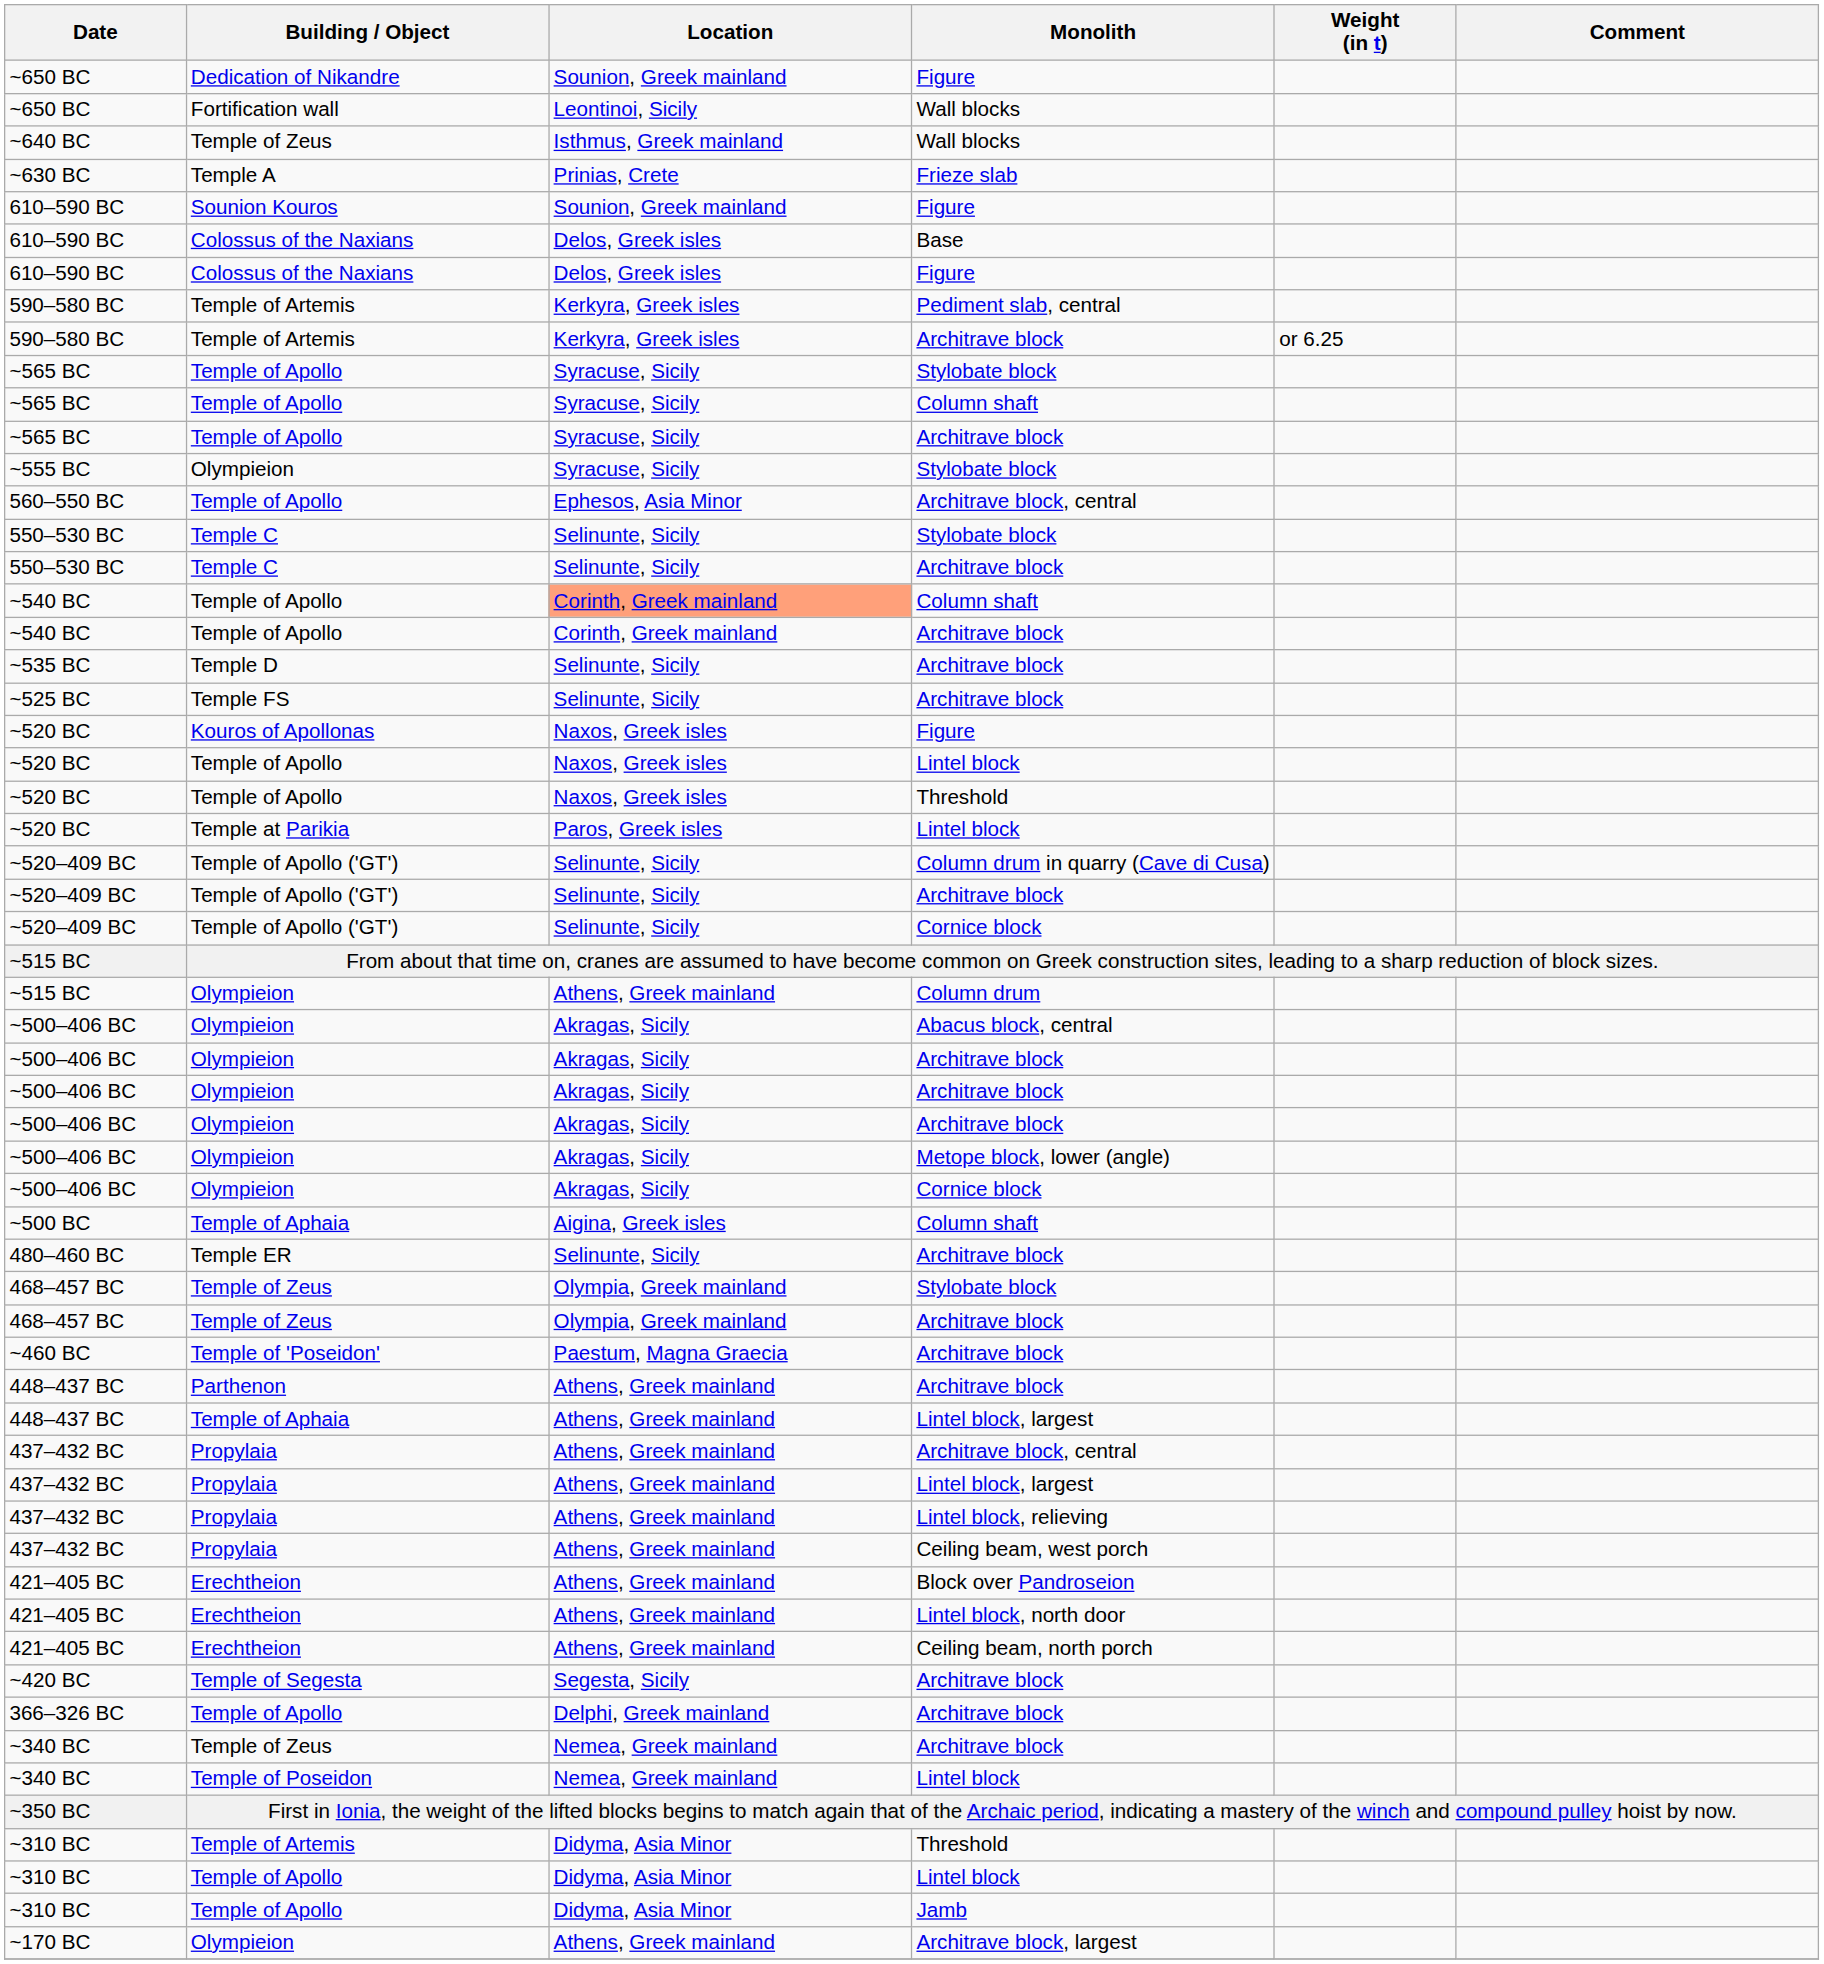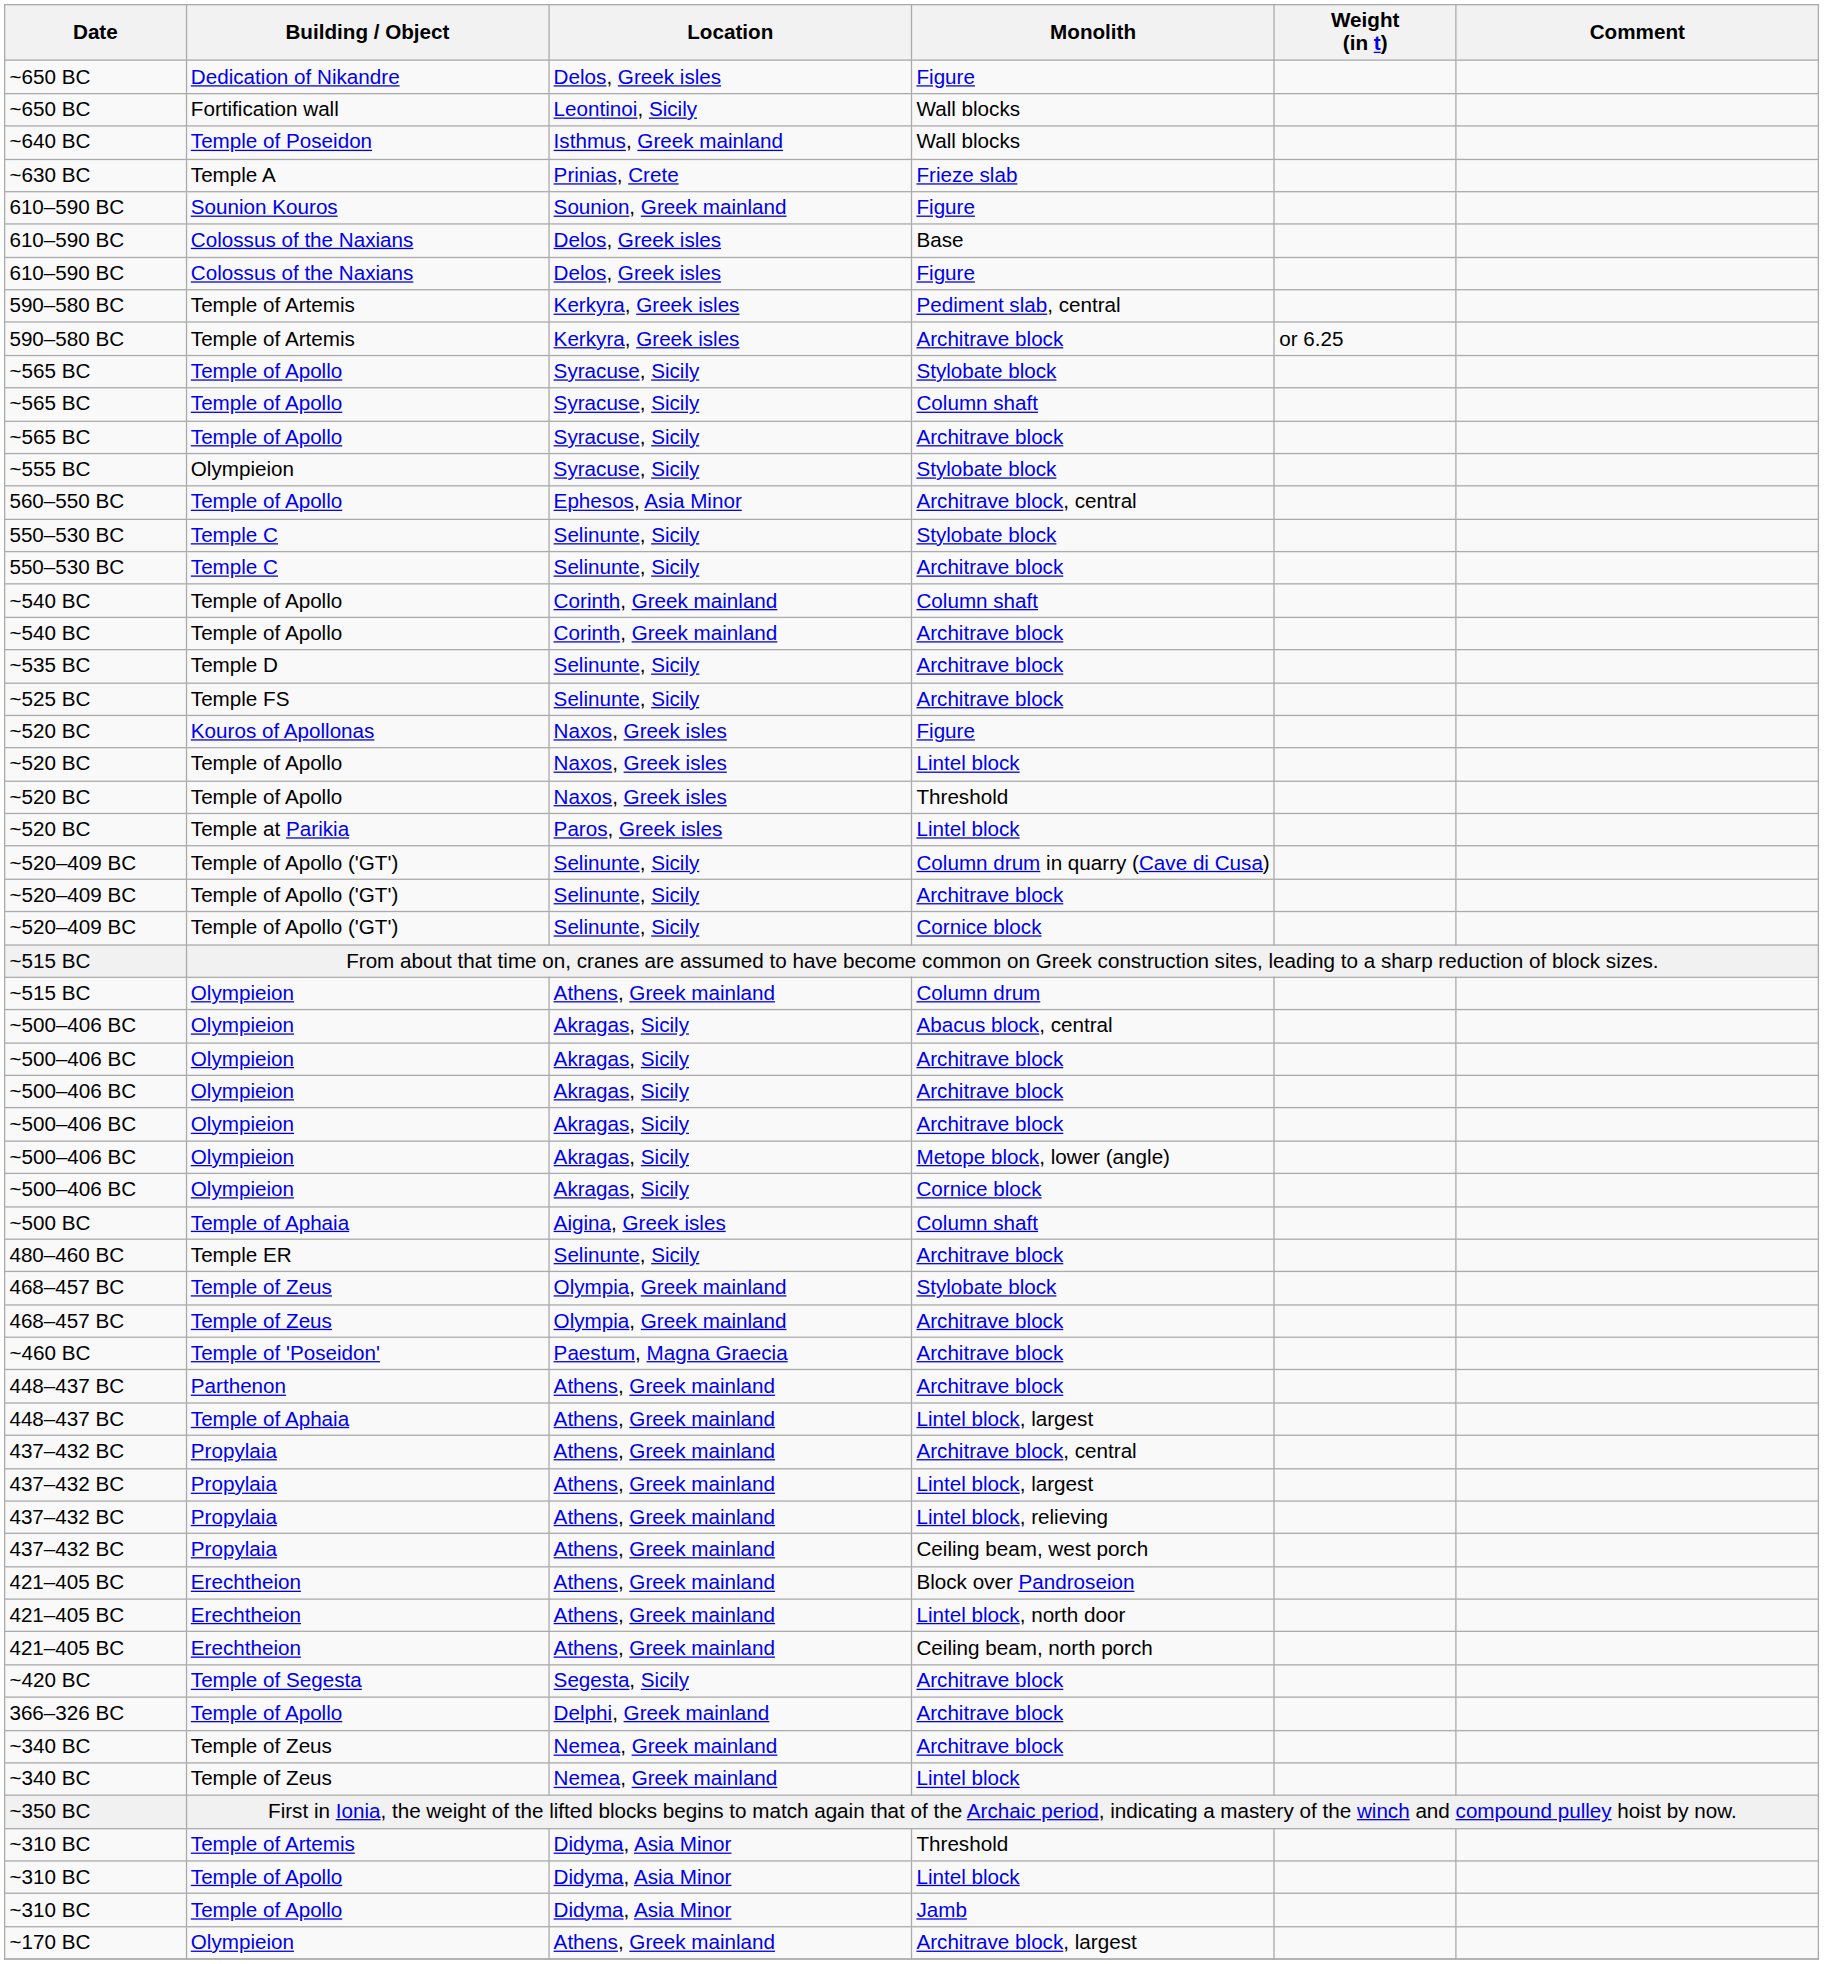(670, 76) Sounion, Greek mainland -> (637, 76) Delos, Greek isles
(261, 142) Temple of Zeus -> (281, 142) Temple of Poseidon
(665, 600) lightsalmon background -> (665, 600) no background
(281, 1778) Temple of Poseidon -> (261, 1778) Temple of Zeus
